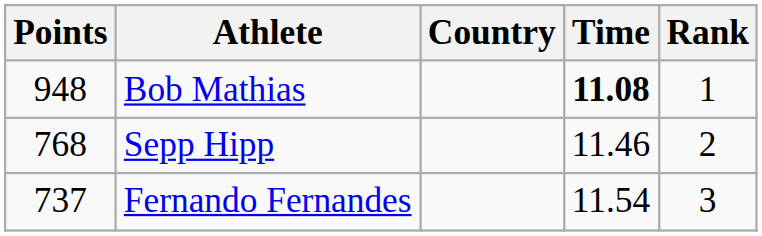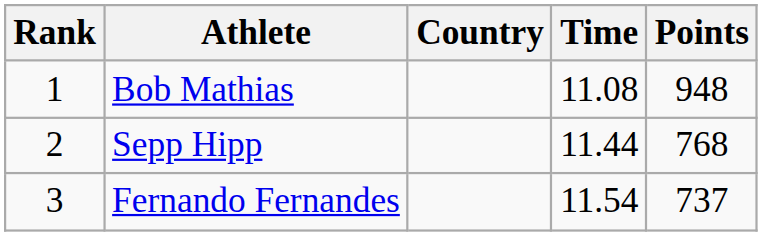columns swapped: (708, 32) <-> (60, 32)
(611, 88) bold -> (599, 88) normal
(611, 144) 11.46 -> (599, 144) 11.44
